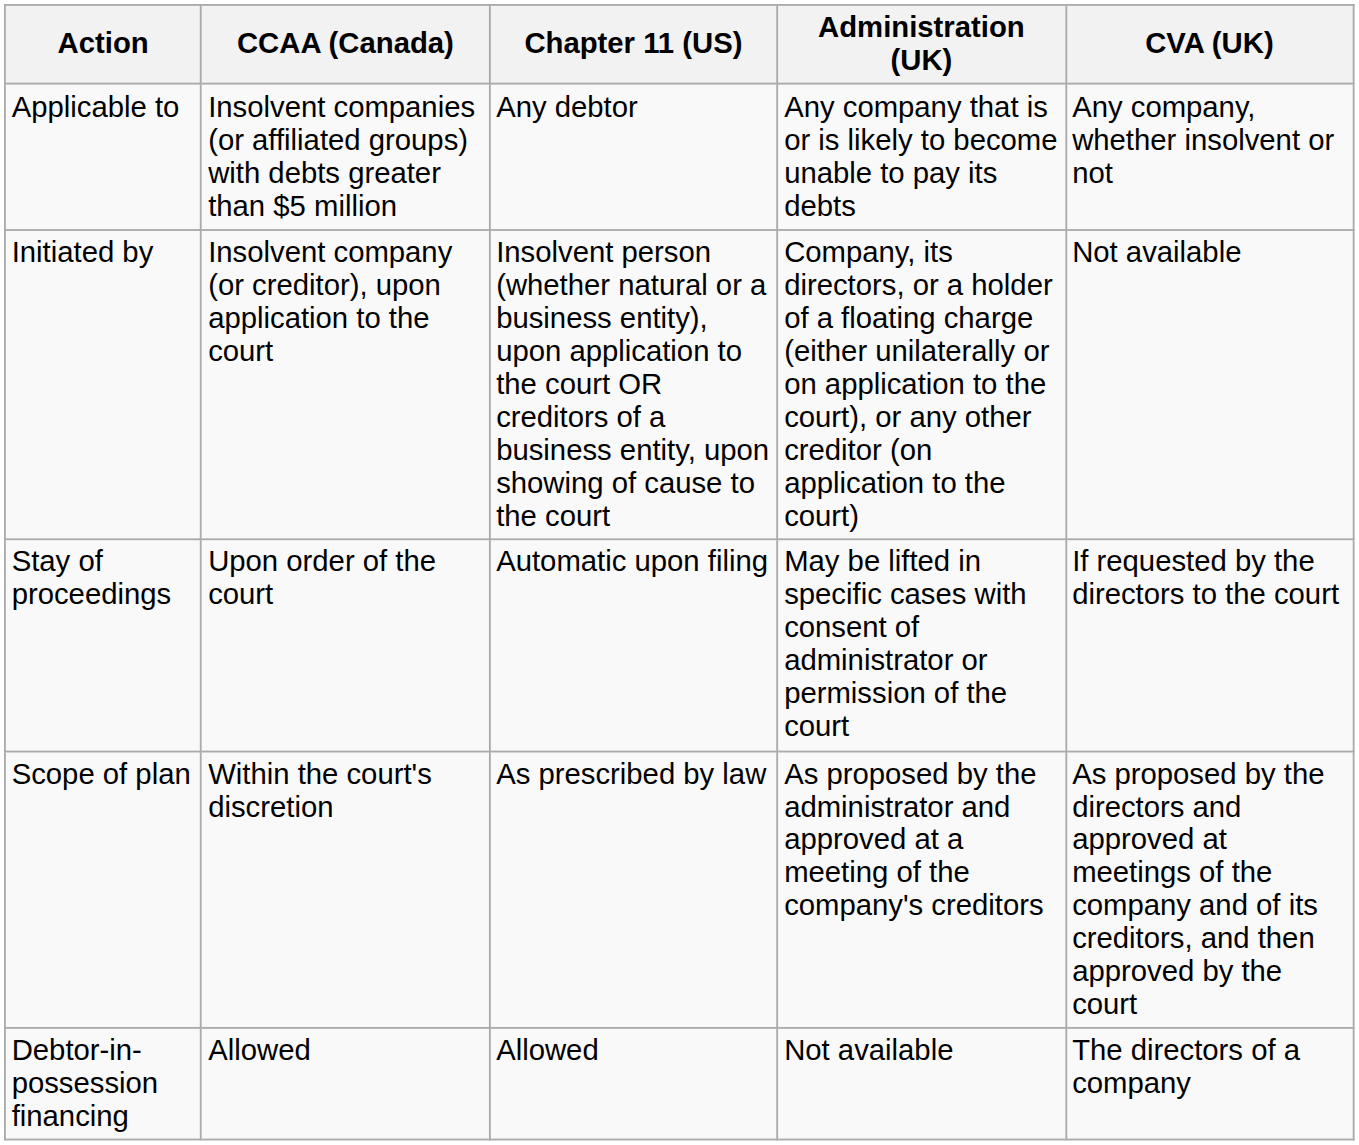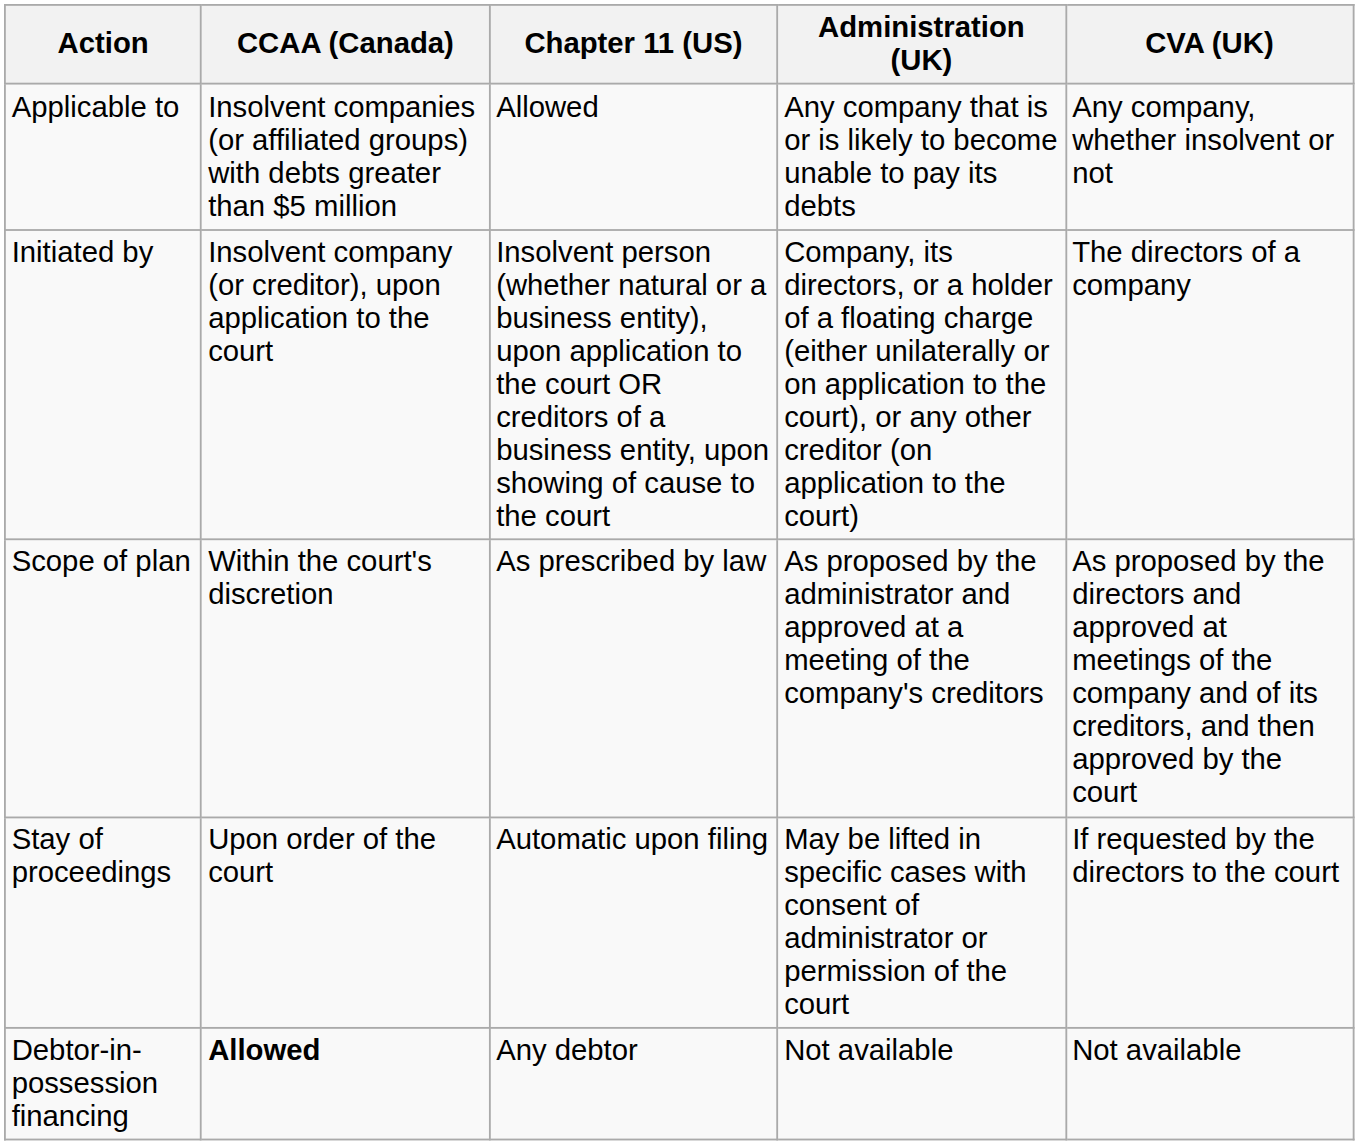(567, 107) Any debtor -> (547, 107) Allowed
(1157, 252) Not available -> (1186, 268) The directors of a company
rows swapped: (101, 773) <-> (91, 578)
(259, 1050) normal -> (264, 1050) bold
(547, 1050) Allowed -> (567, 1050) Any debtor
(1186, 1066) The directors of a company -> (1157, 1050) Not available
